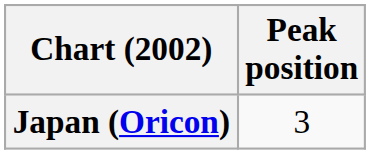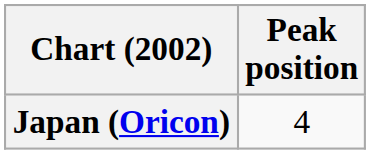(302, 121) 3 -> (302, 121) 4
